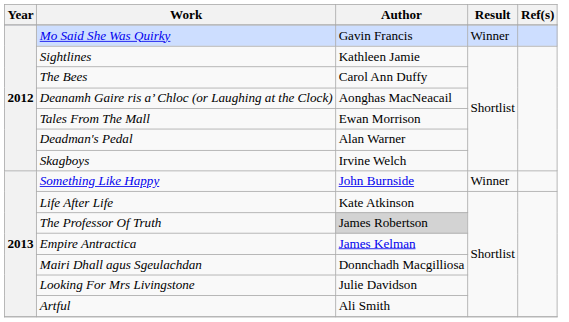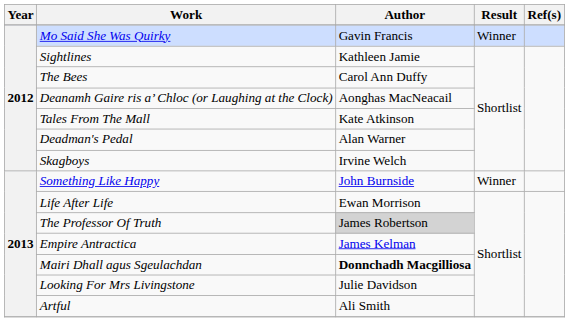(380, 118) Ewan Morrison -> (376, 118) Kate Atkinson
(376, 202) Kate Atkinson -> (380, 202) Ewan Morrison
(401, 264) normal -> (405, 264) bold
